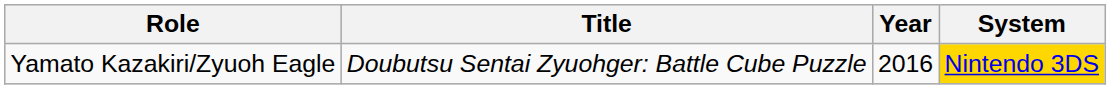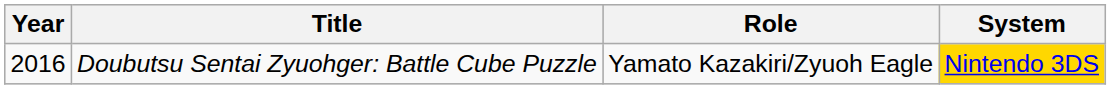columns swapped: (906, 24) <-> (173, 24)
